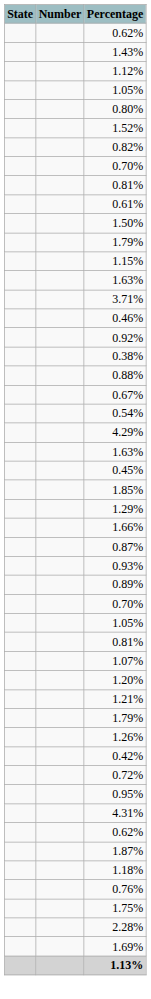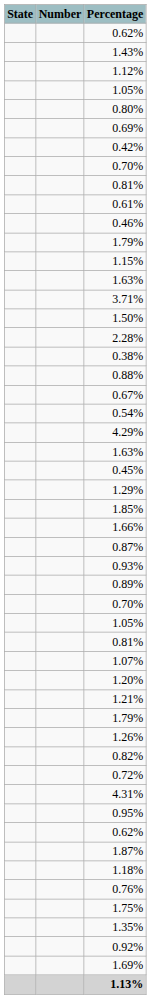- row: (20, 128)
+ row: (20, 128)
rows swapped: (20, 147) <-> (20, 756)
rows swapped: (20, 318) <-> (20, 223)
rows swapped: (20, 337) <-> (20, 927)
rows swapped: (20, 509) <-> (20, 490)
rows swapped: (20, 813) <-> (20, 794)
+ row: (20, 927)
